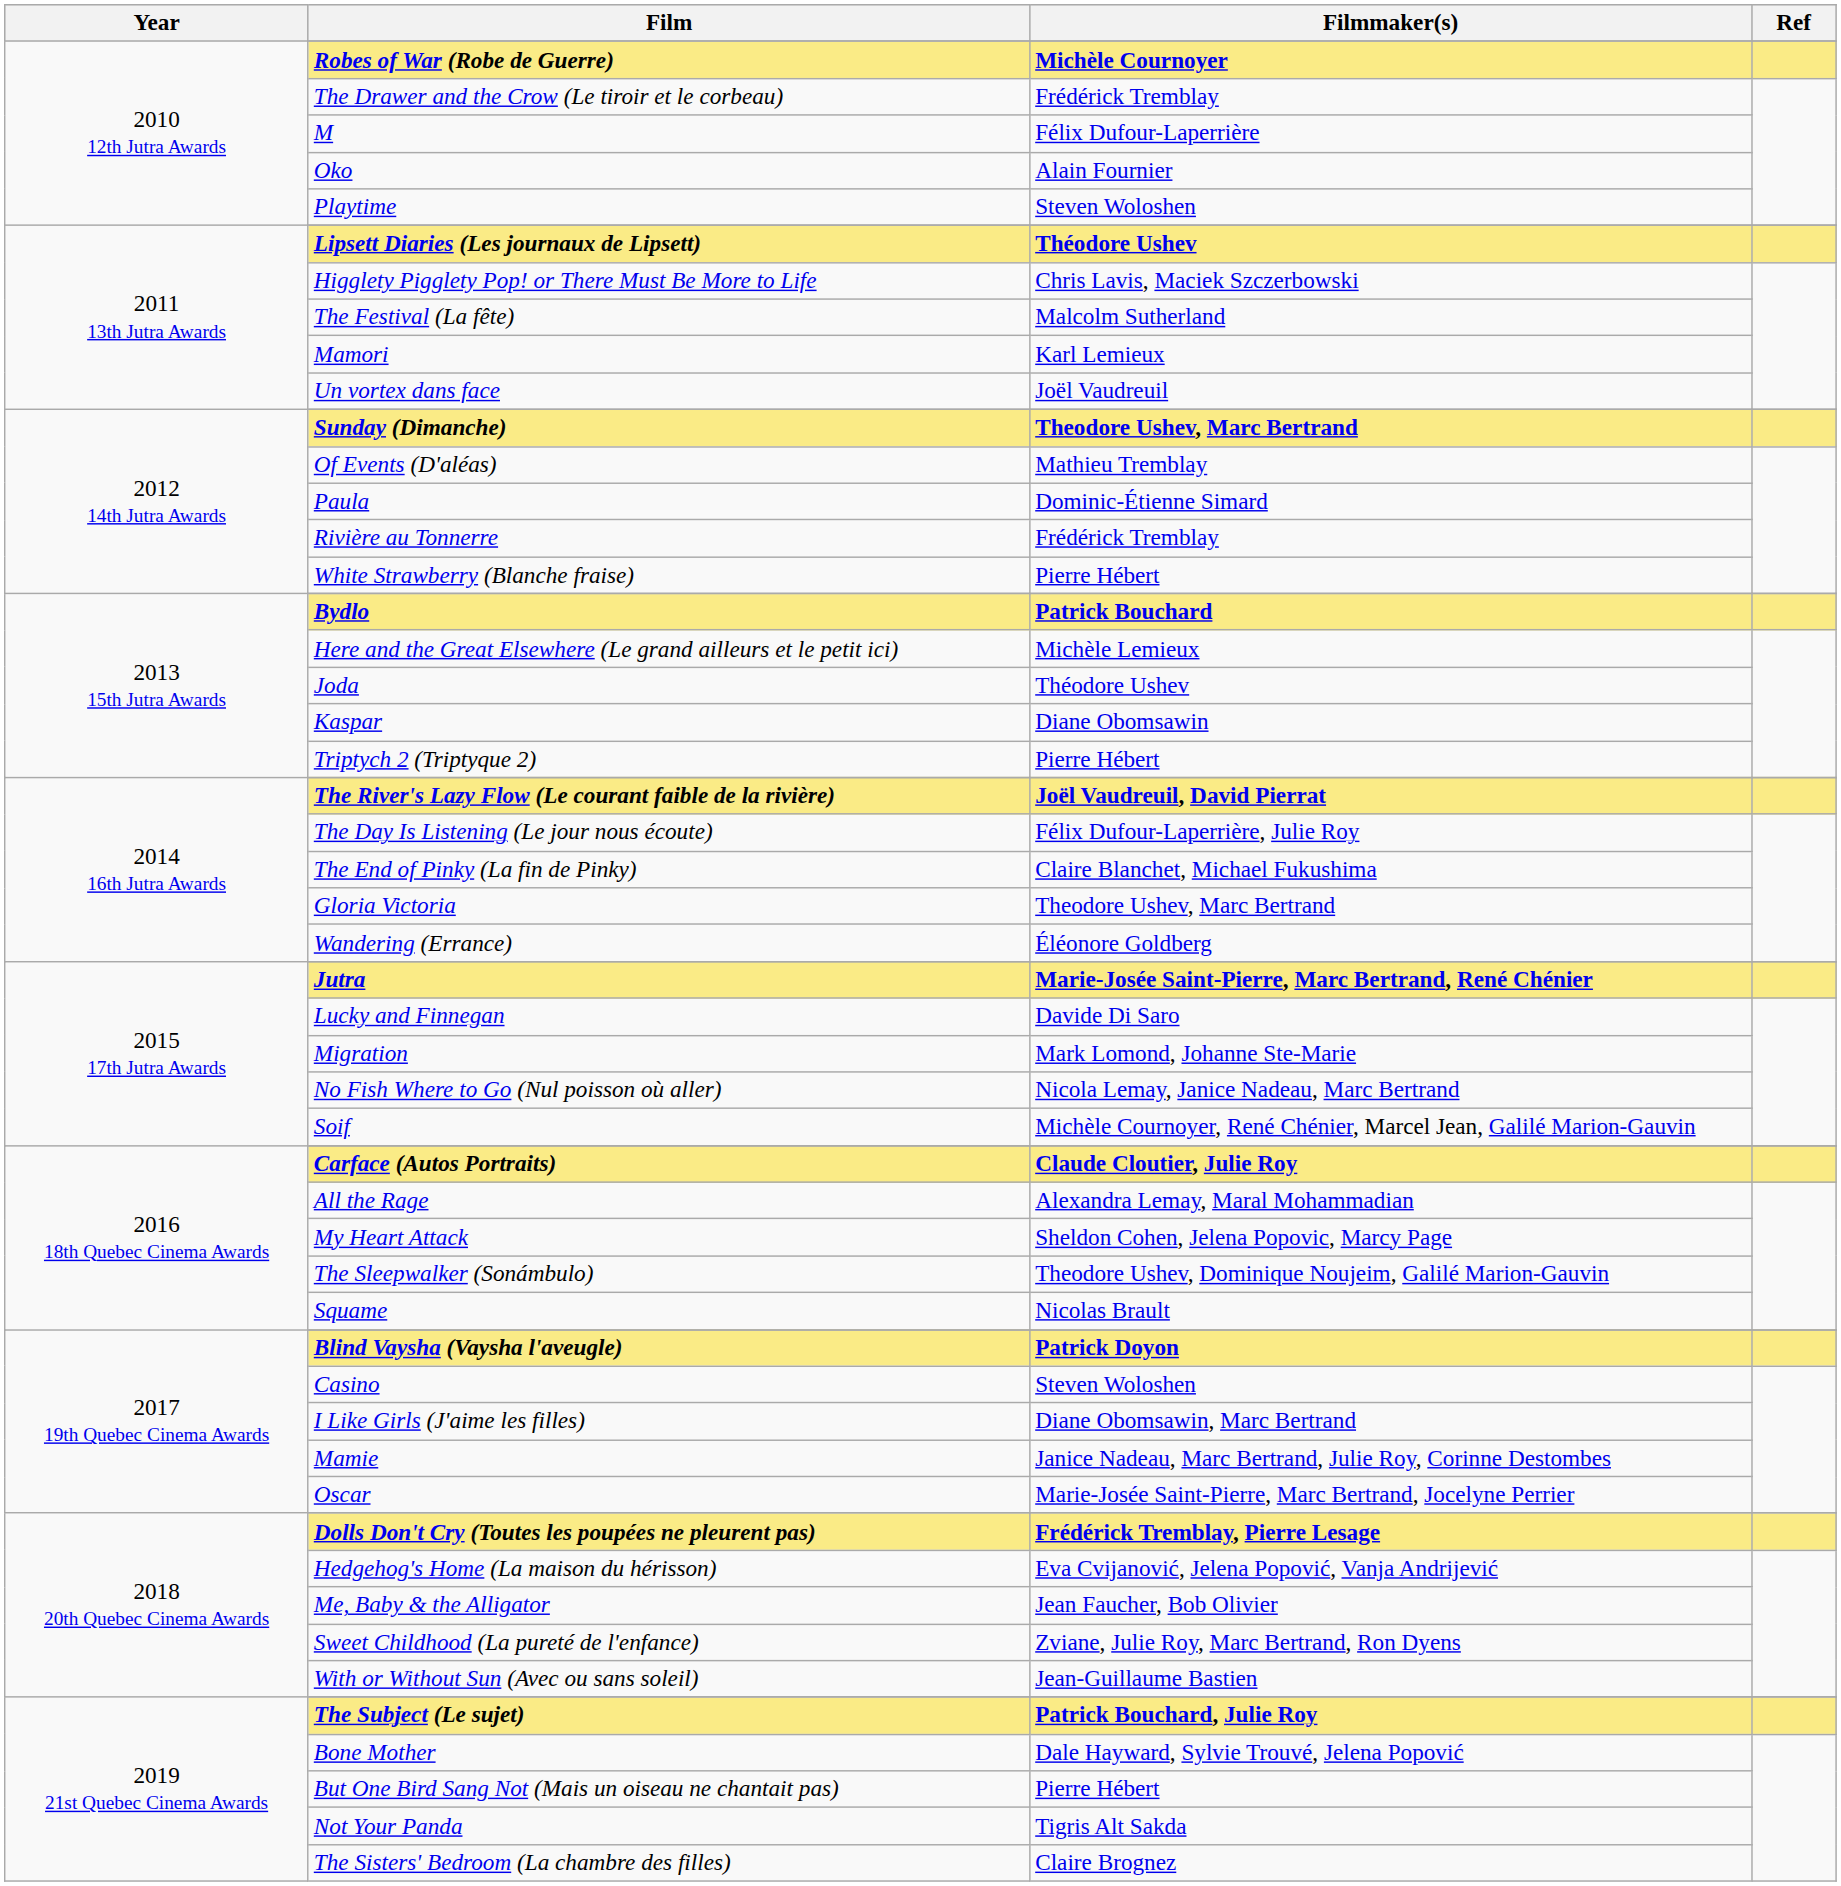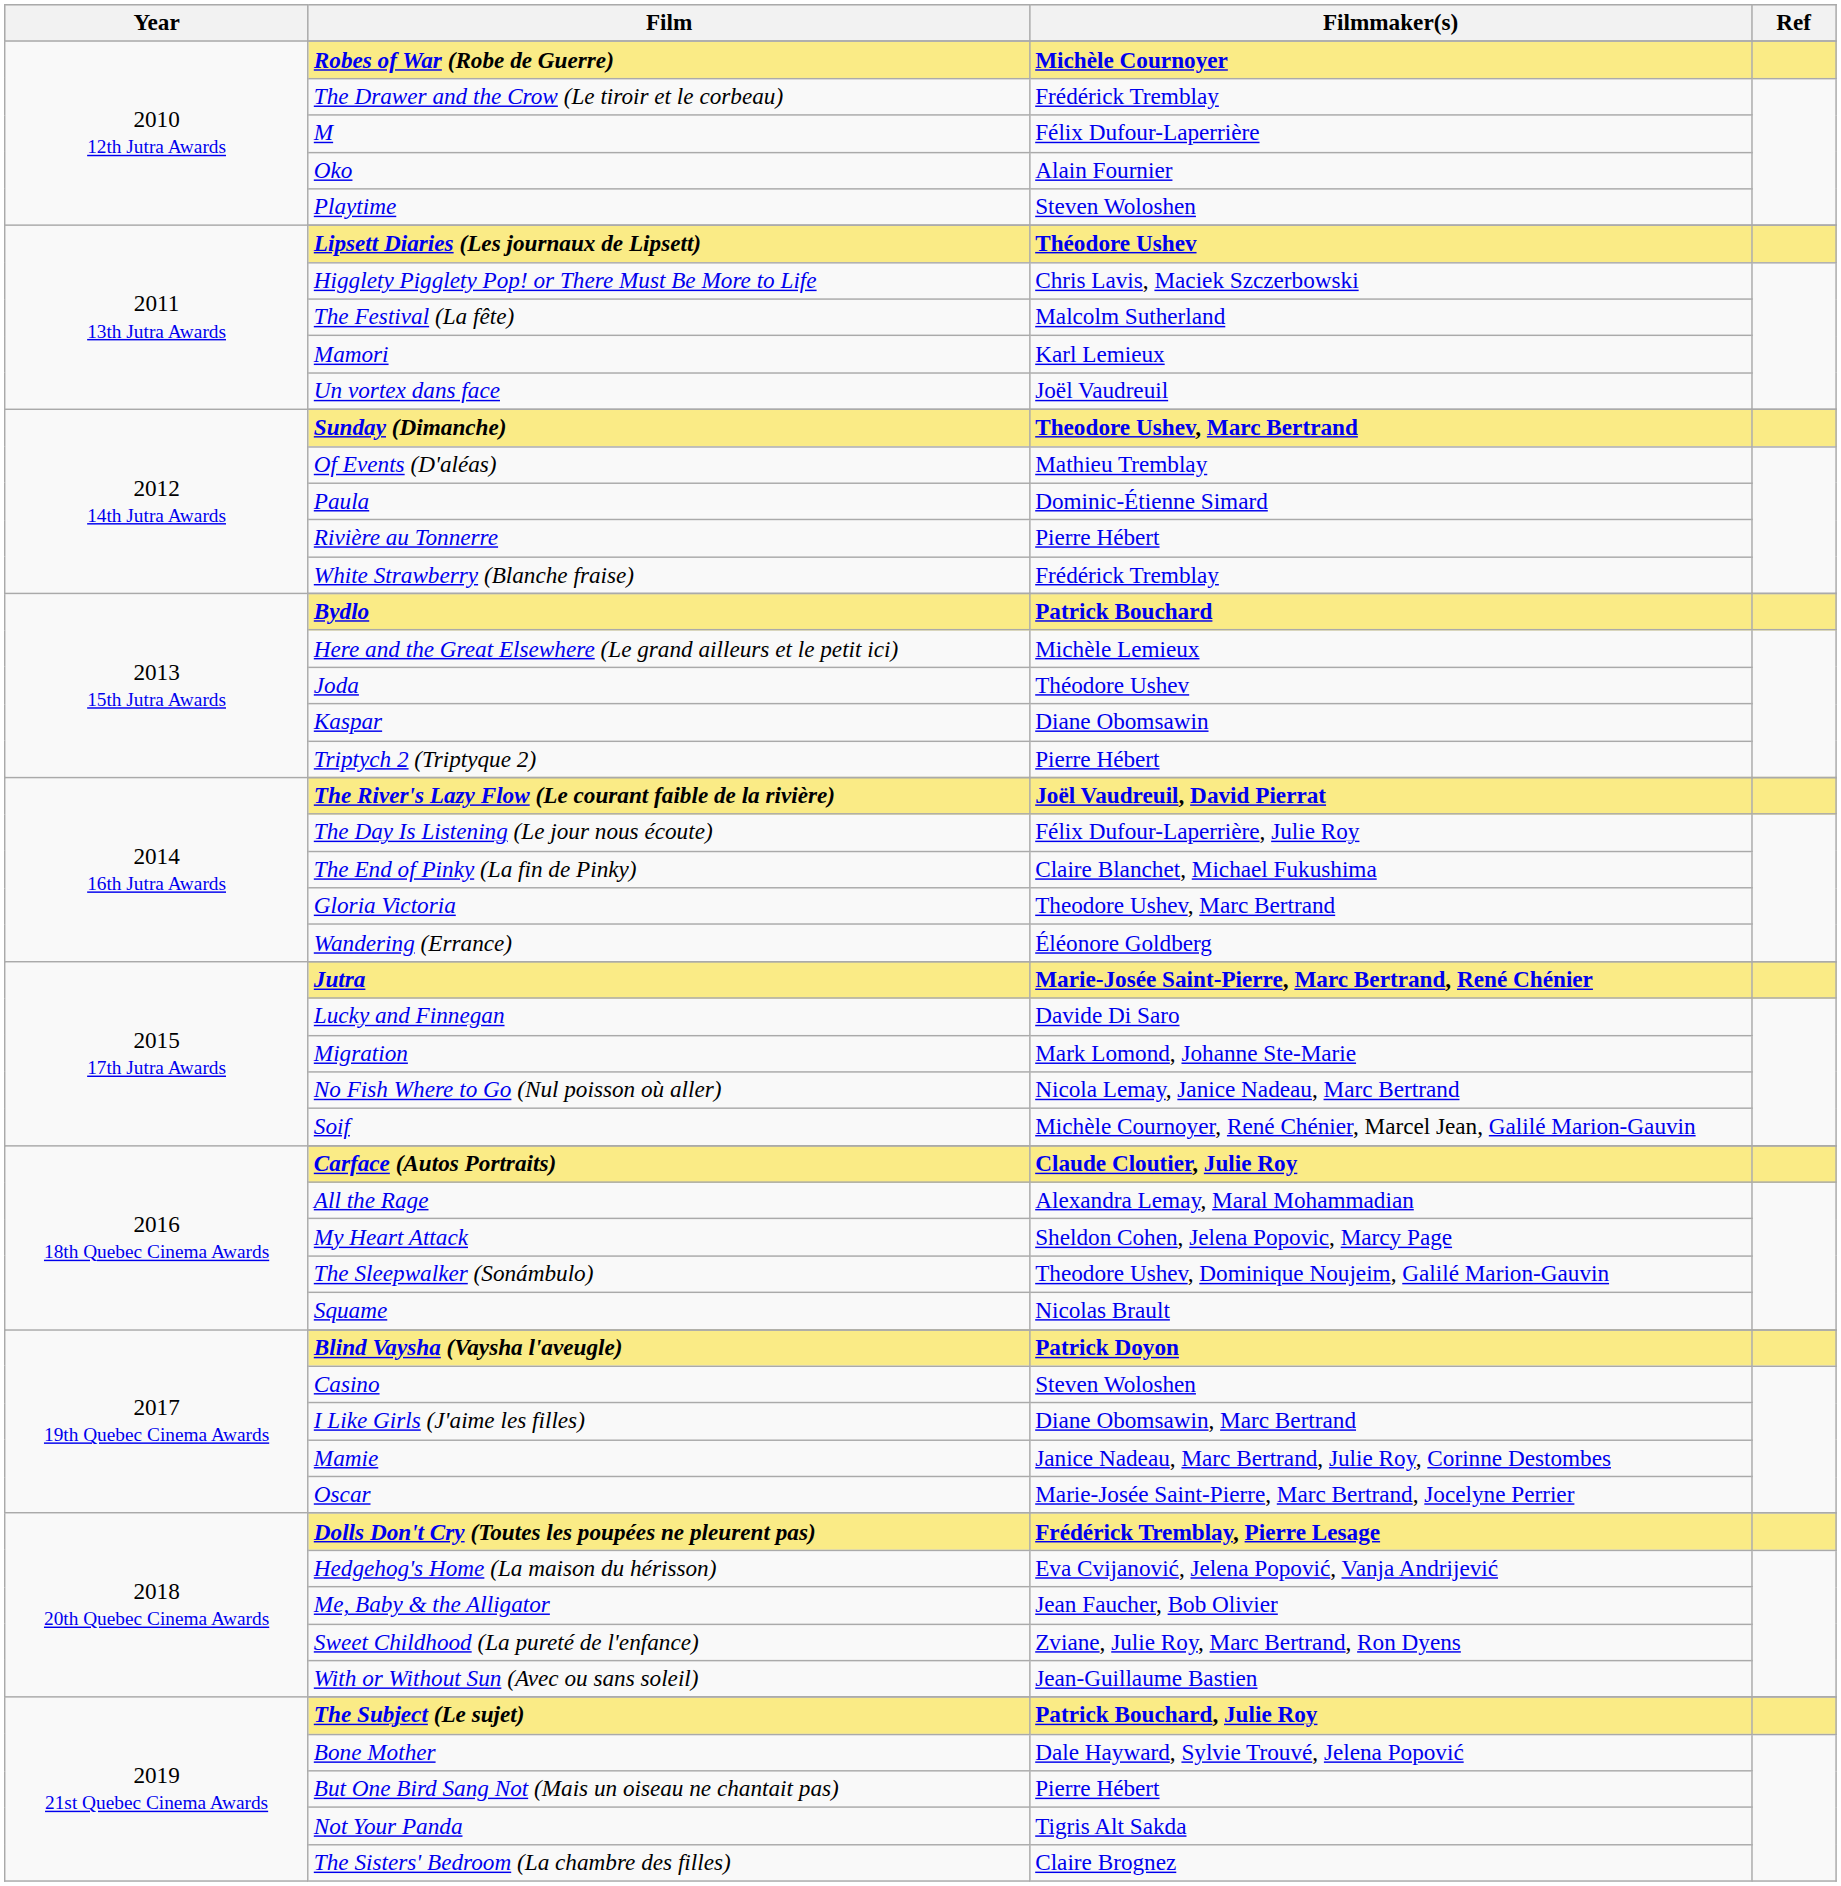(1127, 538) Frédérick Tremblay -> (1097, 538) Pierre Hébert
(1097, 574) Pierre Hébert -> (1127, 574) Frédérick Tremblay
